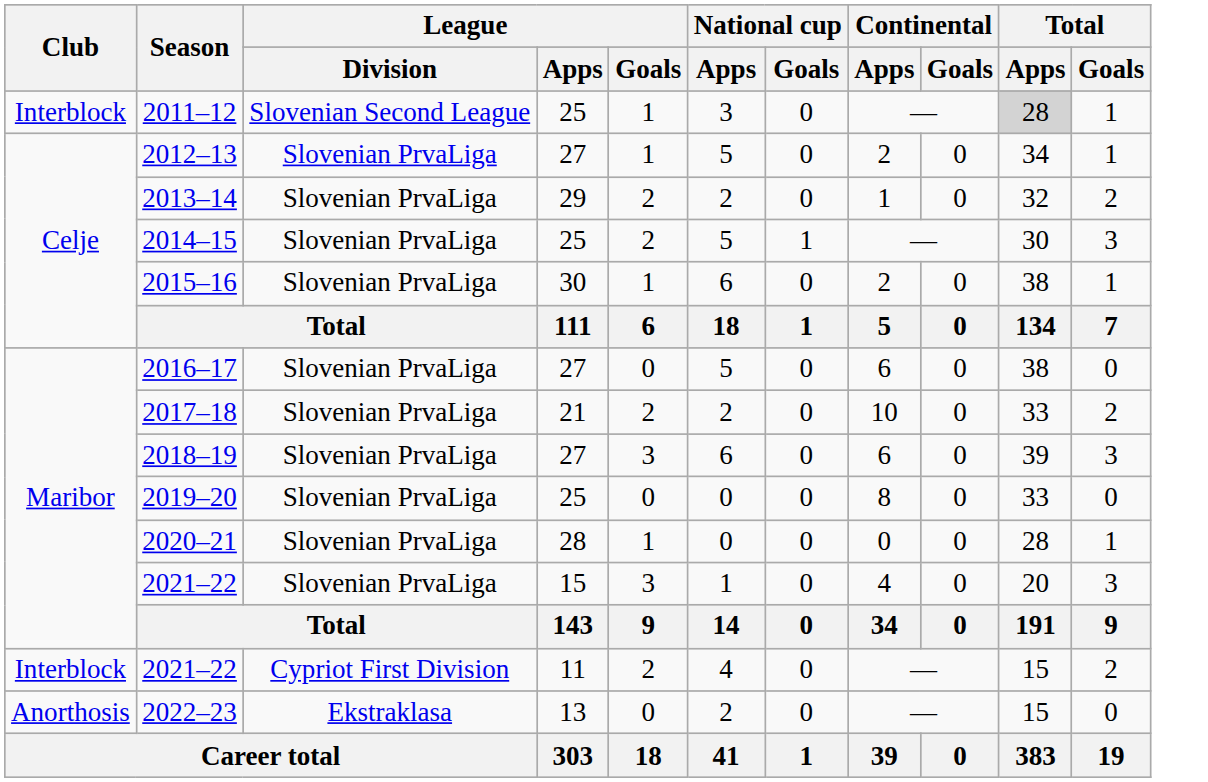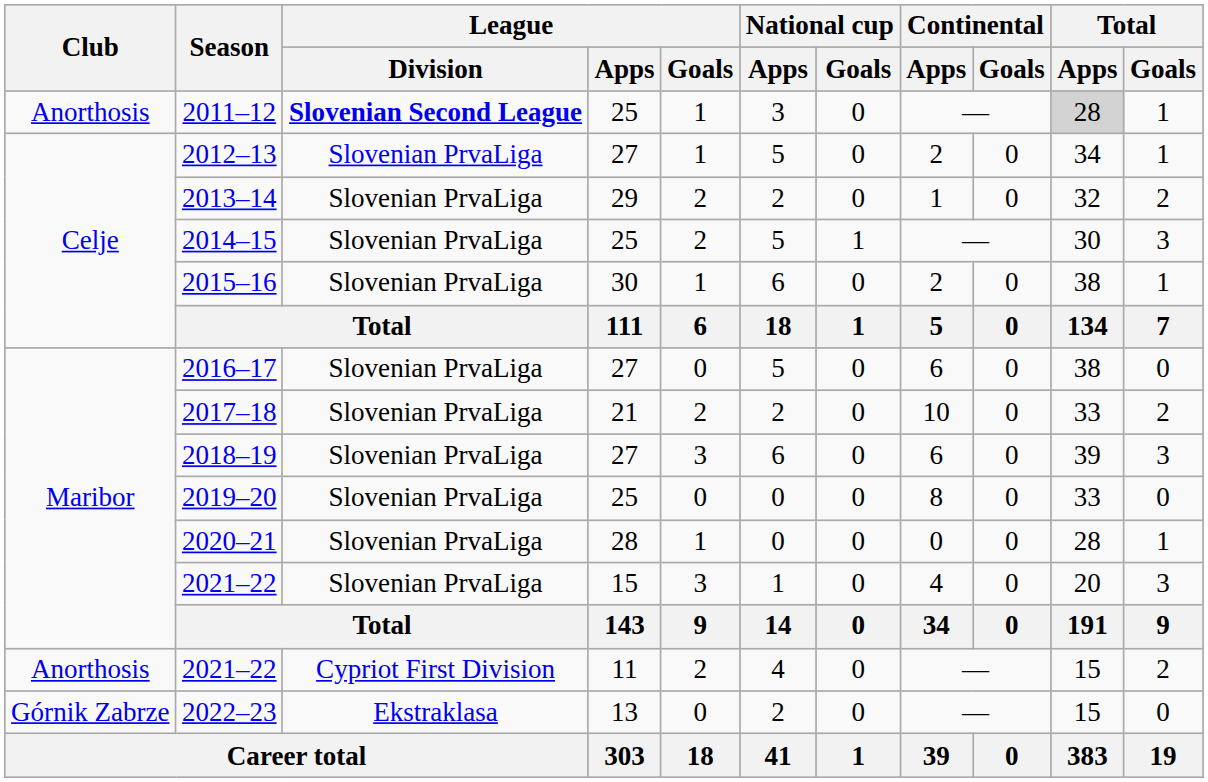(70, 111) Interblock -> (90, 111) Anorthosis
(390, 111) normal -> (436, 111) bold
(70, 669) Interblock -> (90, 669) Anorthosis
(70, 712) Anorthosis -> (90, 712) Górnik Zabrze
